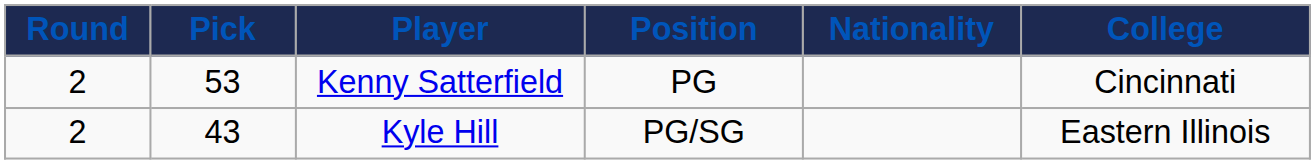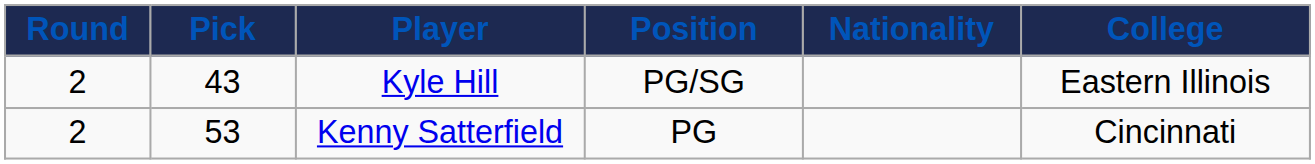rows swapped: (440, 132) <-> (440, 81)
